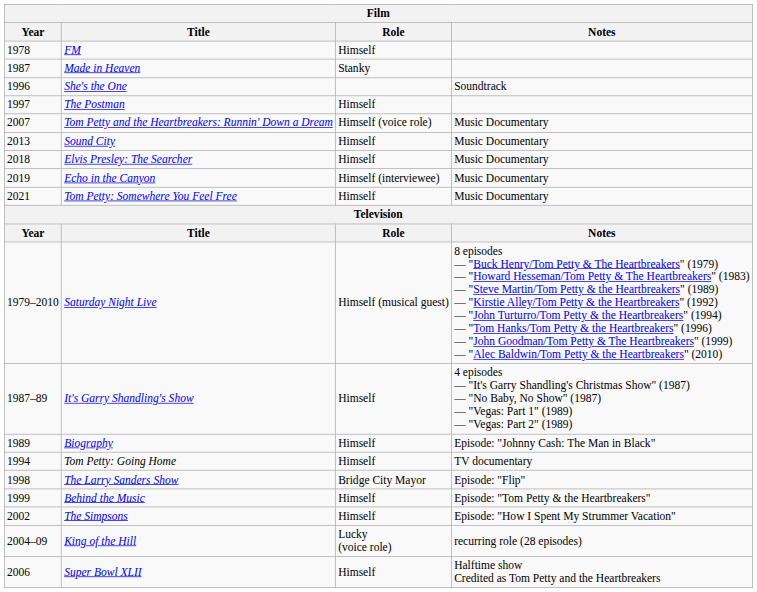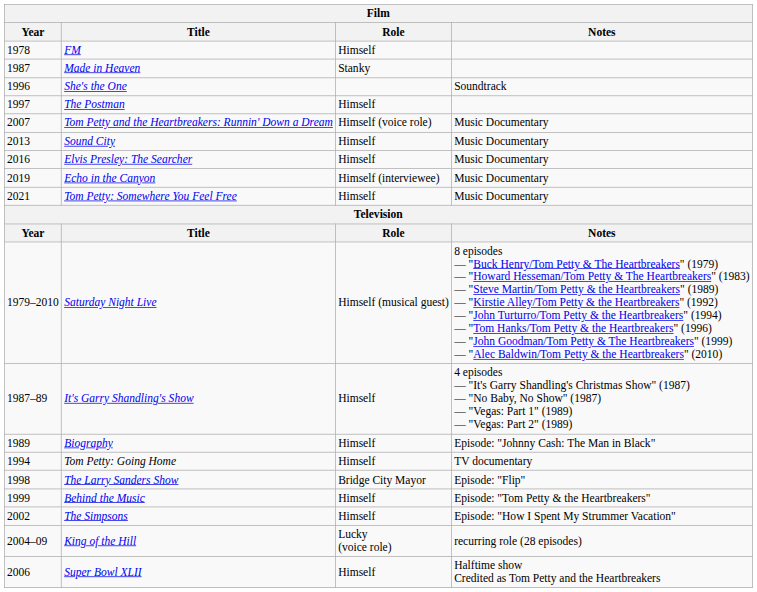(19, 159) 2018 -> (19, 159) 2016
